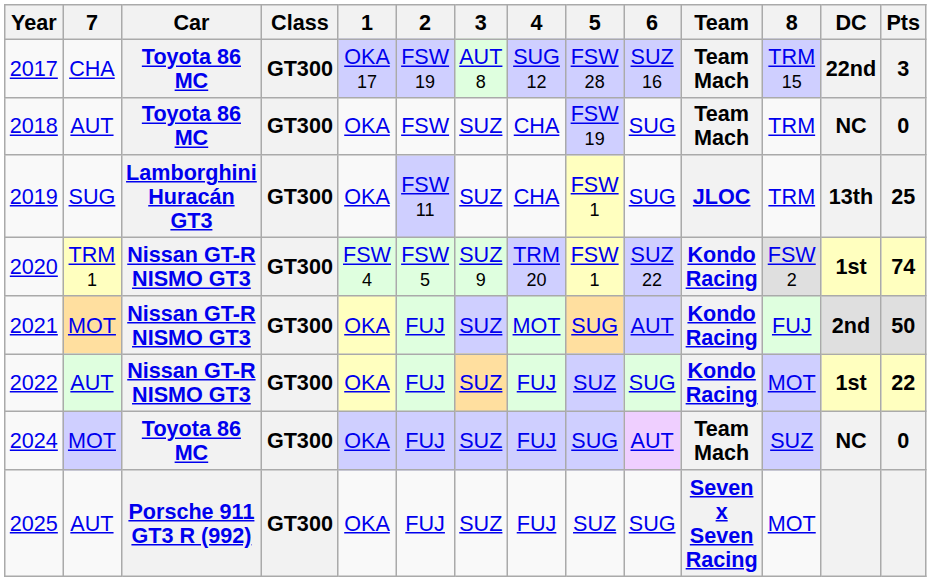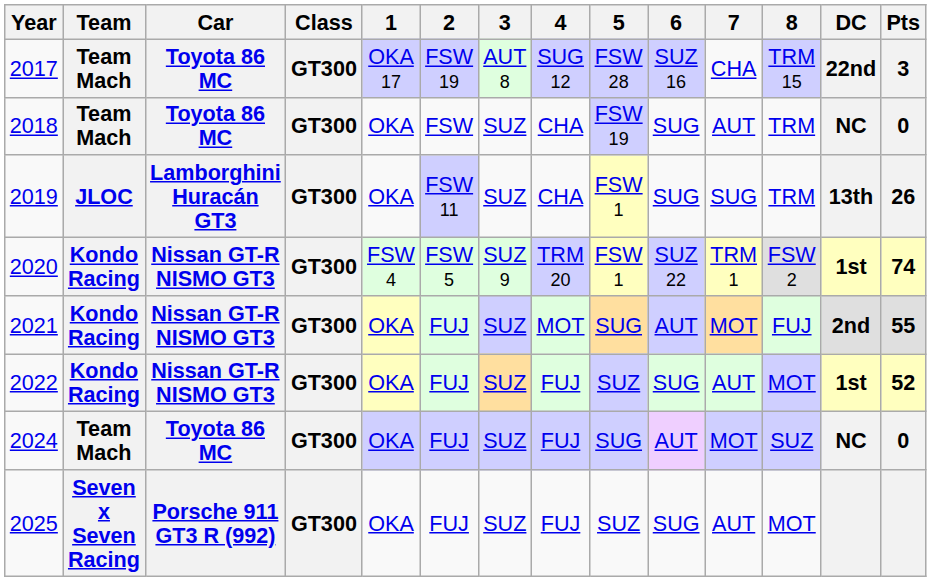columns swapped: (722, 22) <-> (92, 22)
(903, 197) 25 -> (903, 197) 26
(903, 325) 50 -> (903, 325) 55
(903, 383) 22 -> (903, 383) 52
